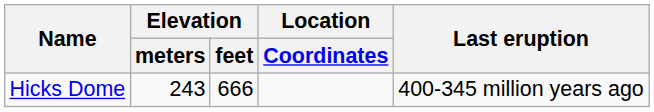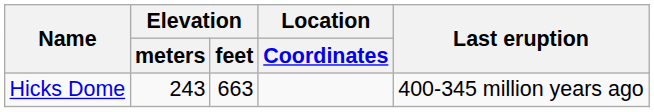(235, 89) 666 -> (235, 89) 663
